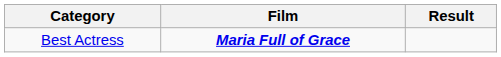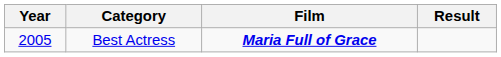+ column: (35, 16)
